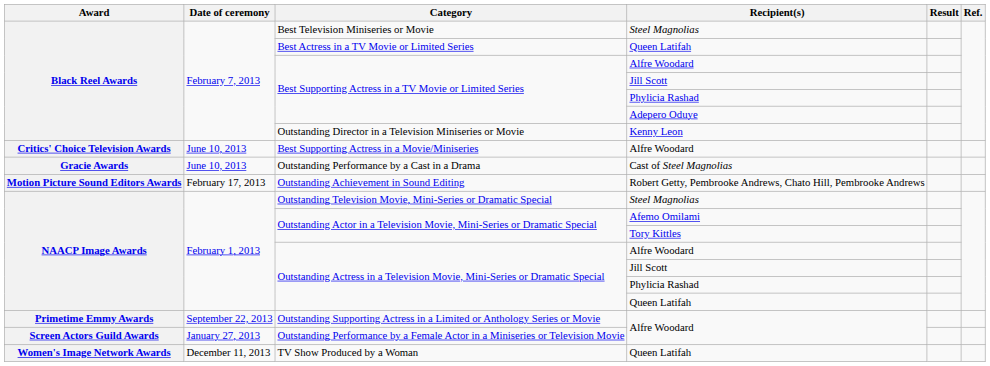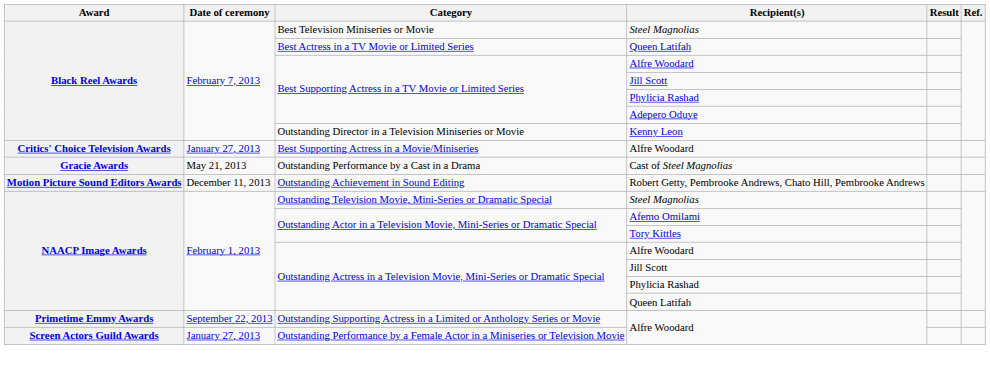(216, 149) June 10, 2013 -> (223, 149) January 27, 2013
(216, 166) June 10, 2013 -> (216, 166) May 21, 2013
(226, 183) February 17, 2013 -> (228, 183) December 11, 2013
- row: (348, 353)
